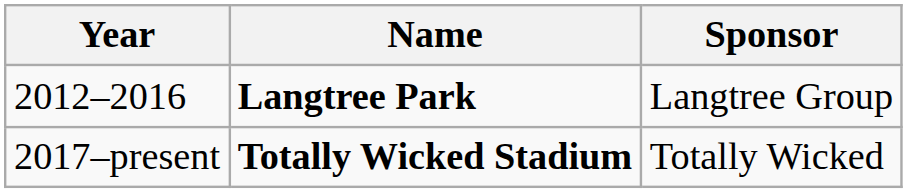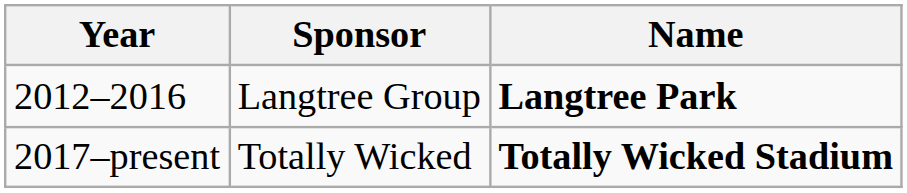columns swapped: (771, 34) <-> (435, 34)
